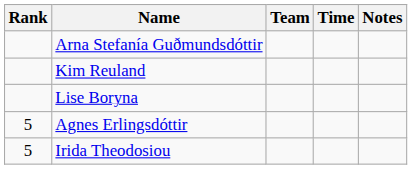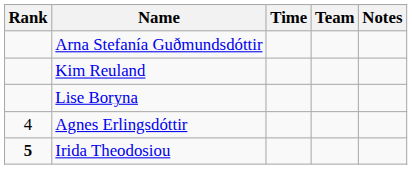columns swapped: (290, 17) <-> (336, 17)
(28, 124) 5 -> (28, 124) 4
(28, 151) normal -> (28, 151) bold
